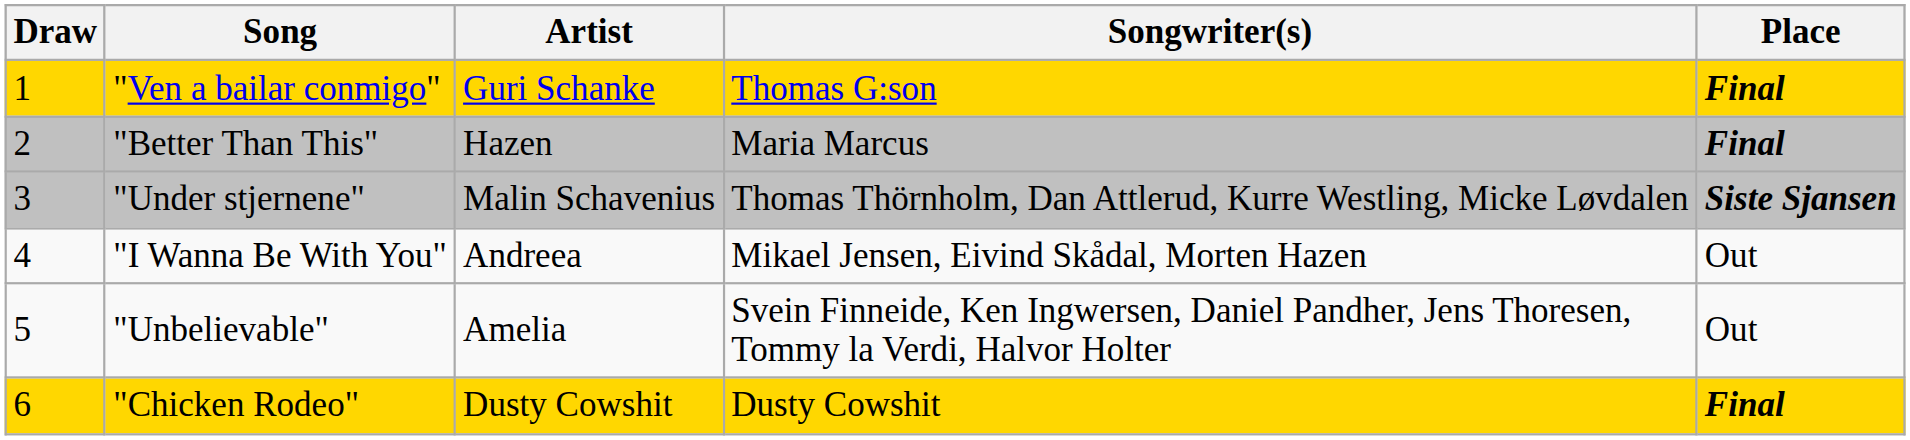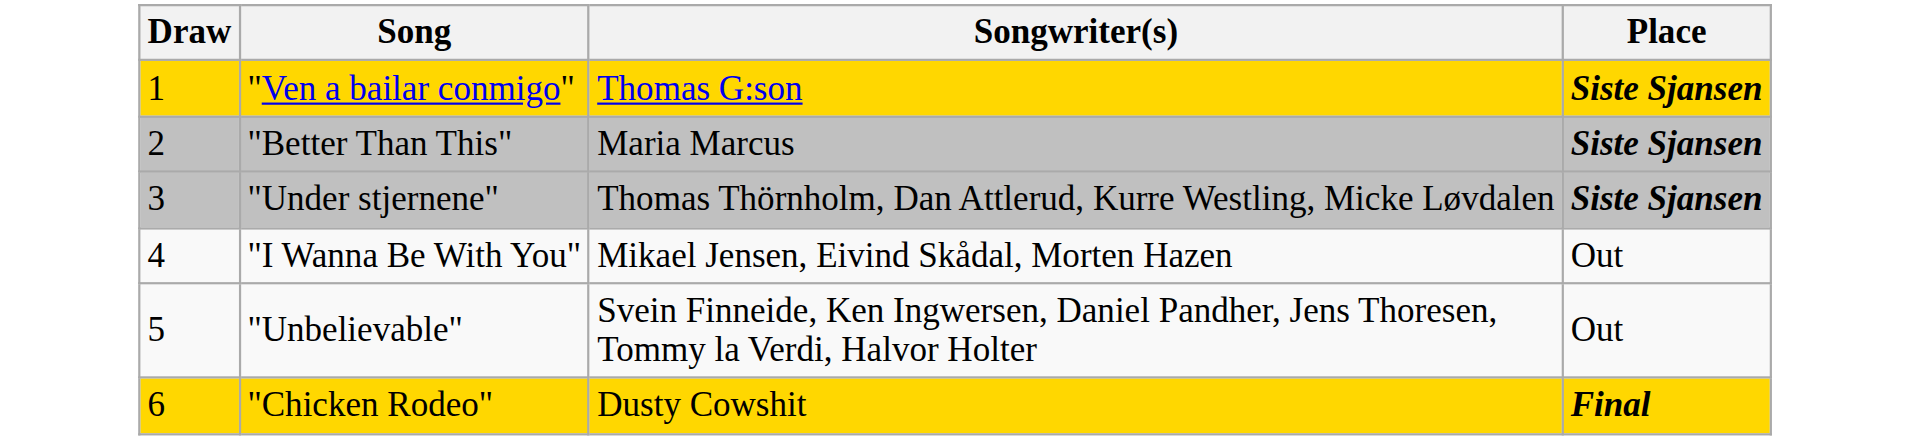- column: (589, 32)
(1745, 87) Final -> (1667, 87) Siste Sjansen
(1745, 143) Final -> (1667, 143) Siste Sjansen
